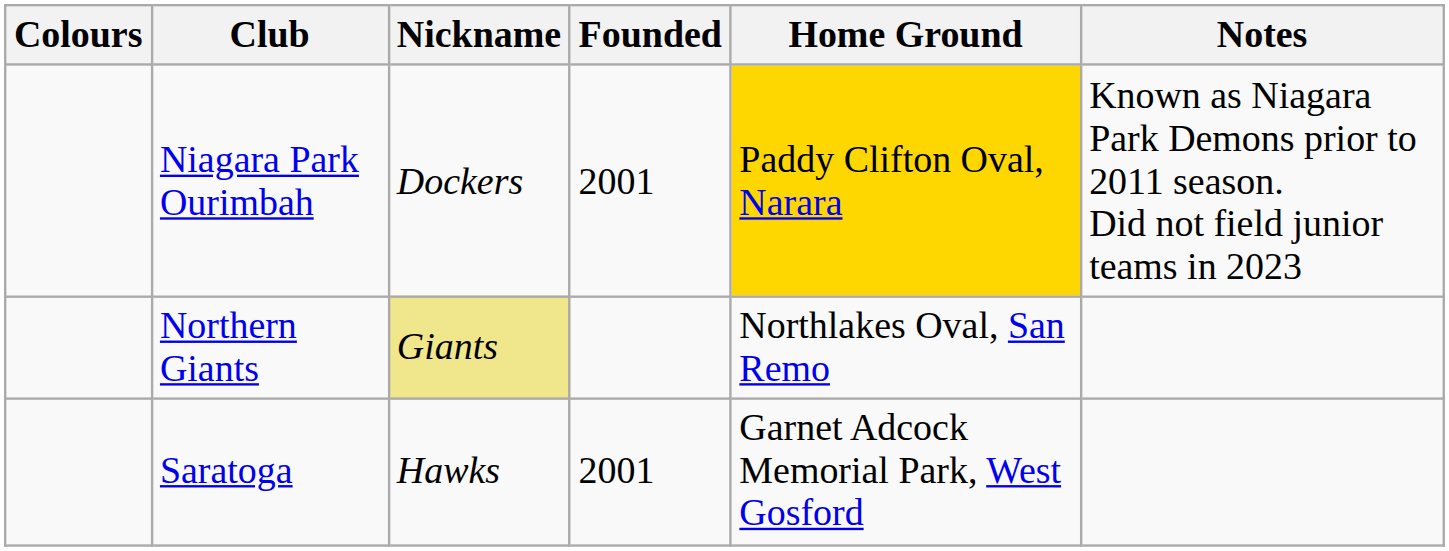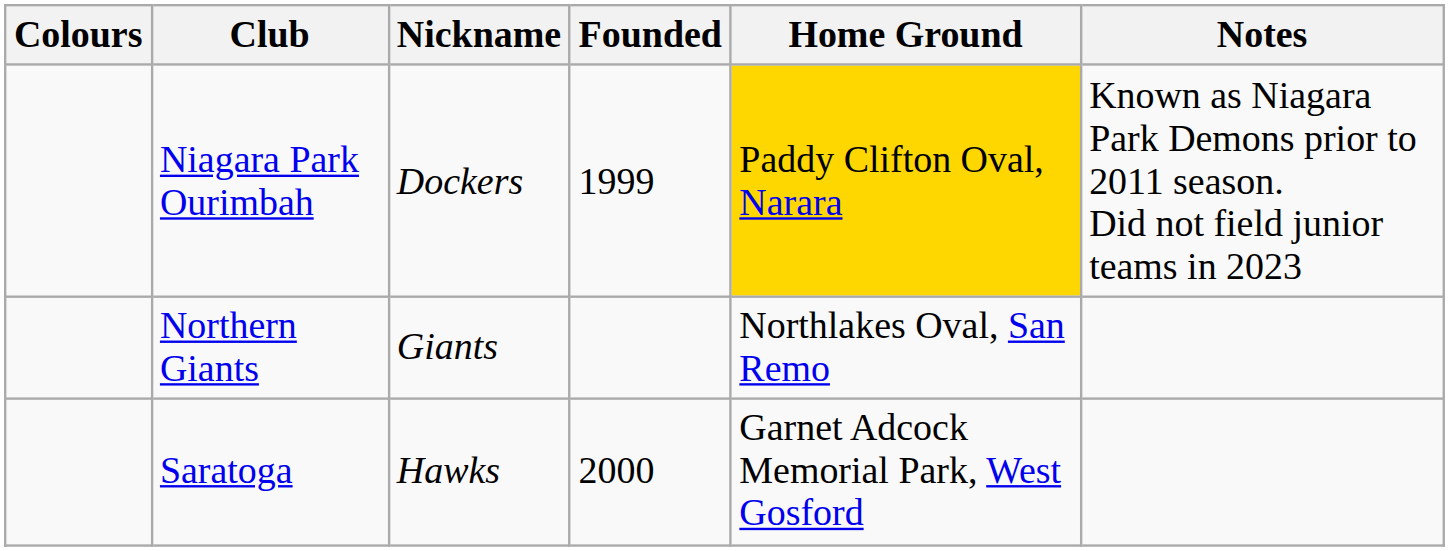(616, 180) 2001 -> (616, 180) 1999
(447, 346) khaki background -> (447, 346) no background
(616, 470) 2001 -> (616, 470) 2000
